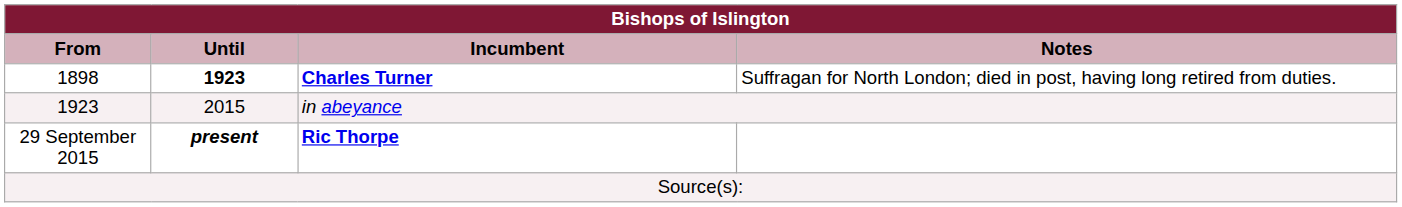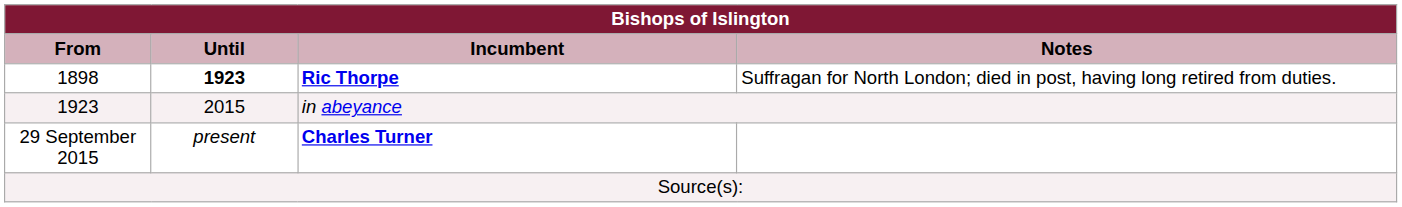(367, 78) Charles Turner -> (350, 78) Ric Thorpe
(224, 136) bold -> (224, 136) normal
(350, 136) Ric Thorpe -> (367, 136) Charles Turner
